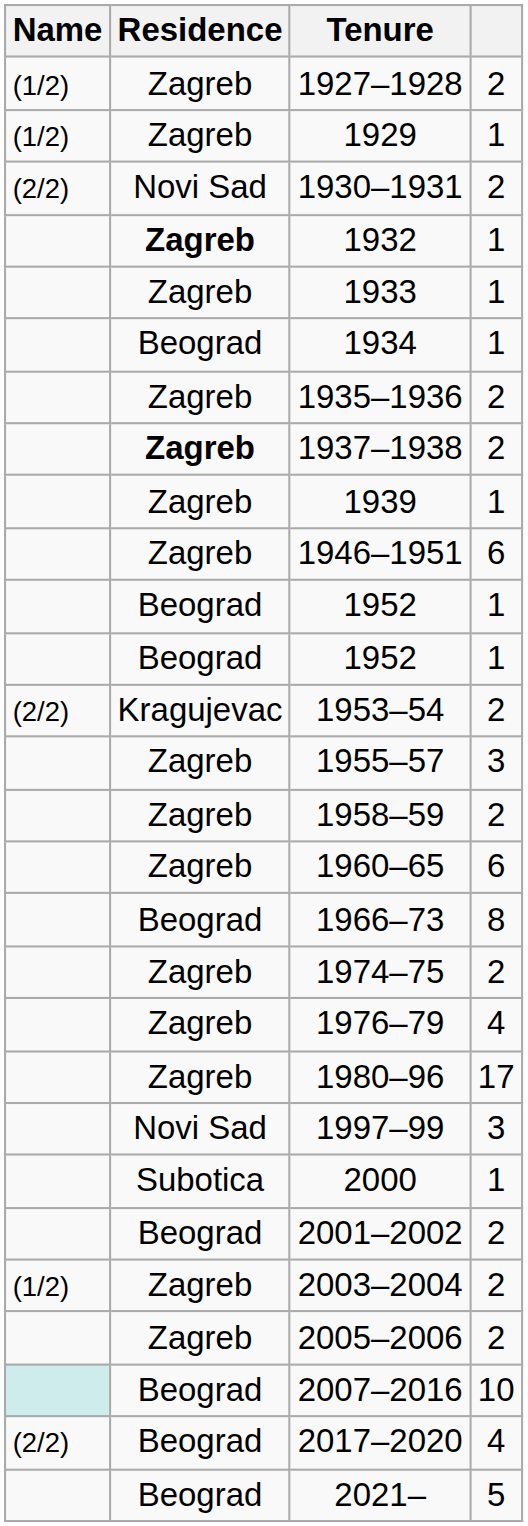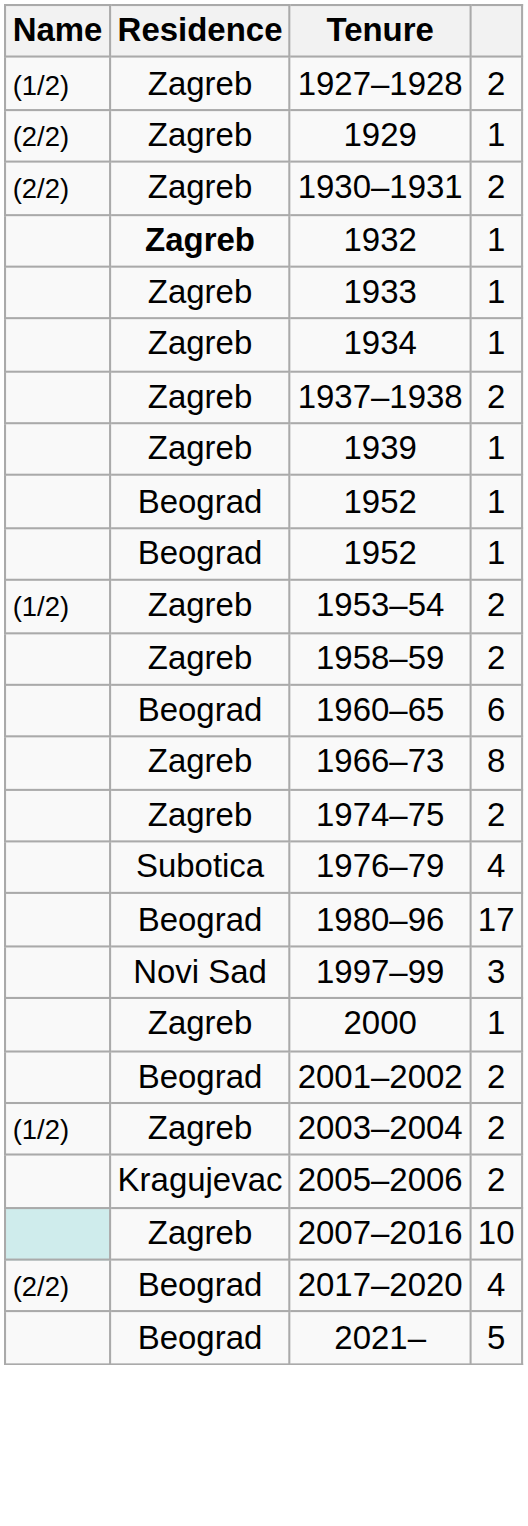(41, 137) (1/2) -> (41, 137) (2/2)
(200, 187) Novi Sad -> (200, 187) Zagreb
(200, 344) Beograd -> (200, 344) Zagreb
- row: (380, 396)
(200, 448) bold -> (200, 396) normal
- row: (380, 553)
(41, 712) (2/2) -> (41, 607) (1/2)
(200, 710) Kragujevac -> (200, 605) Zagreb
- row: (380, 762)
(200, 866) Zagreb -> (200, 710) Beograd
(200, 919) Beograd -> (200, 762) Zagreb
(200, 1023) Zagreb -> (200, 866) Subotica
(200, 1076) Zagreb -> (200, 919) Beograd
(200, 1180) Subotica -> (200, 1023) Zagreb
(200, 1337) Zagreb -> (200, 1180) Kragujevac
(200, 1389) Beograd -> (200, 1232) Zagreb
